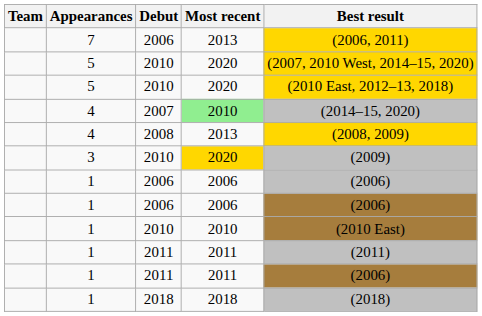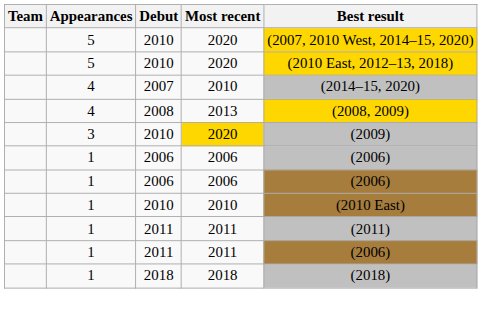- row: (91, 39)
(223, 110) lightgreen background -> (223, 87) no background
